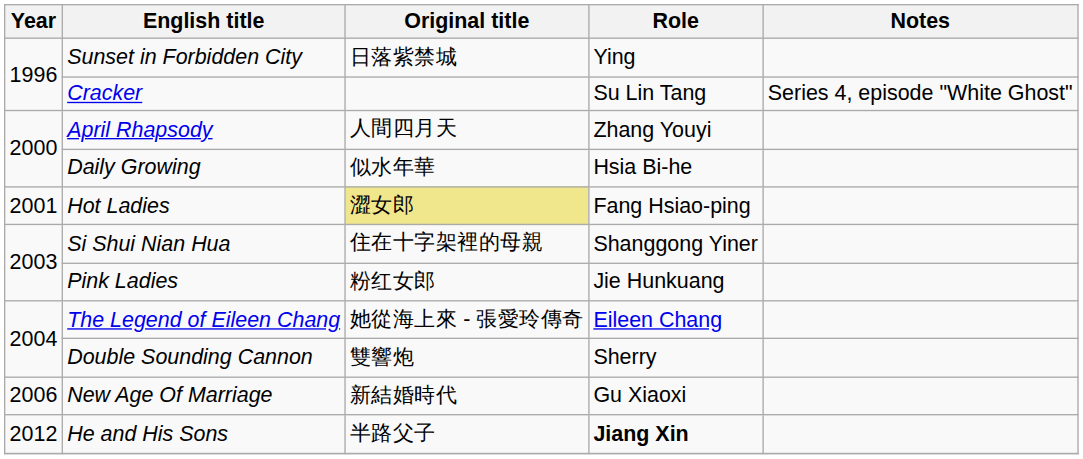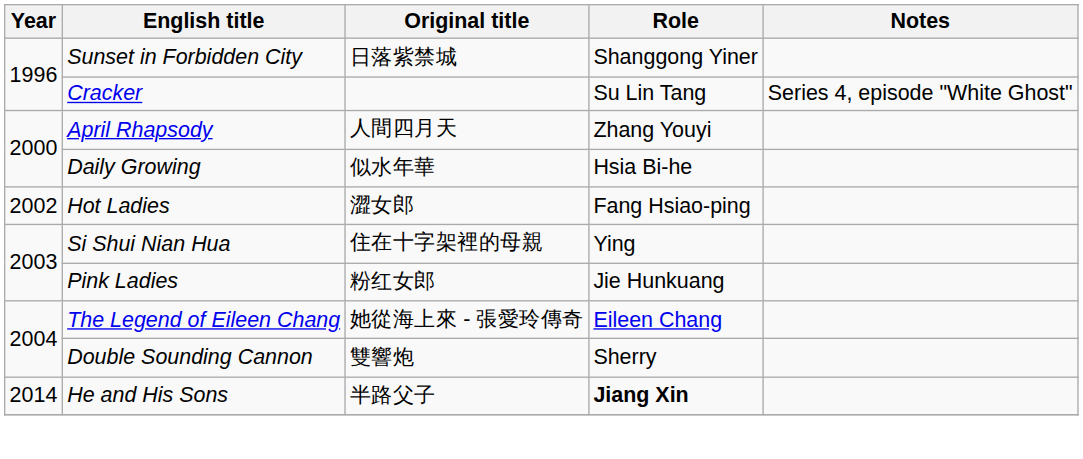(614, 57) Ying -> (676, 57) Shanggong Yiner
(33, 205) 2001 -> (33, 205) 2002
(382, 204) khaki background -> (382, 204) no background
(676, 243) Shanggong Yiner -> (614, 243) Ying
- row: (170, 395)
(33, 433) 2012 -> (33, 395) 2014
